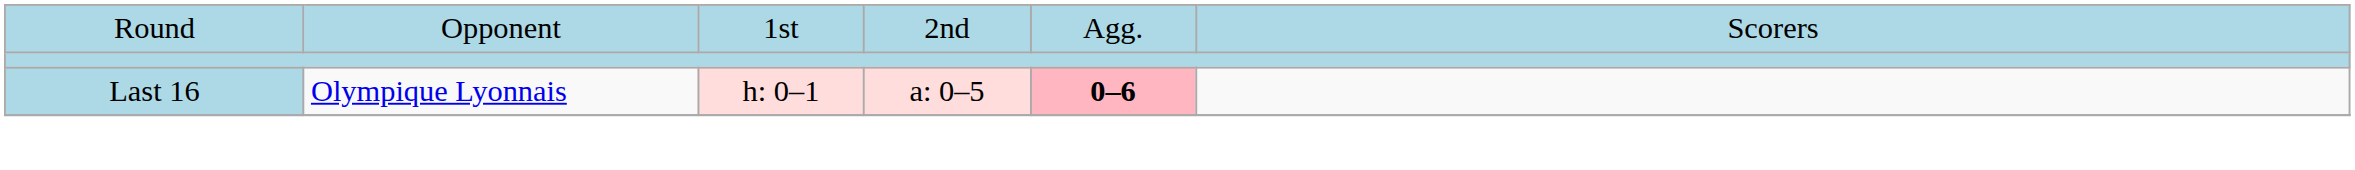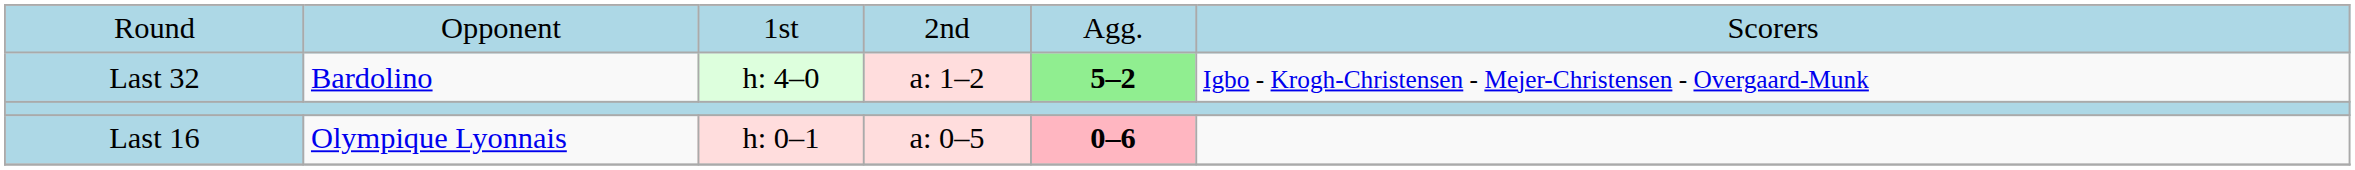+ row: (154, 76)
